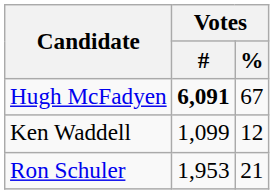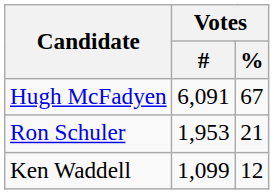(203, 96) bold -> (203, 96) normal
rows swapped: (68, 170) <-> (70, 133)
